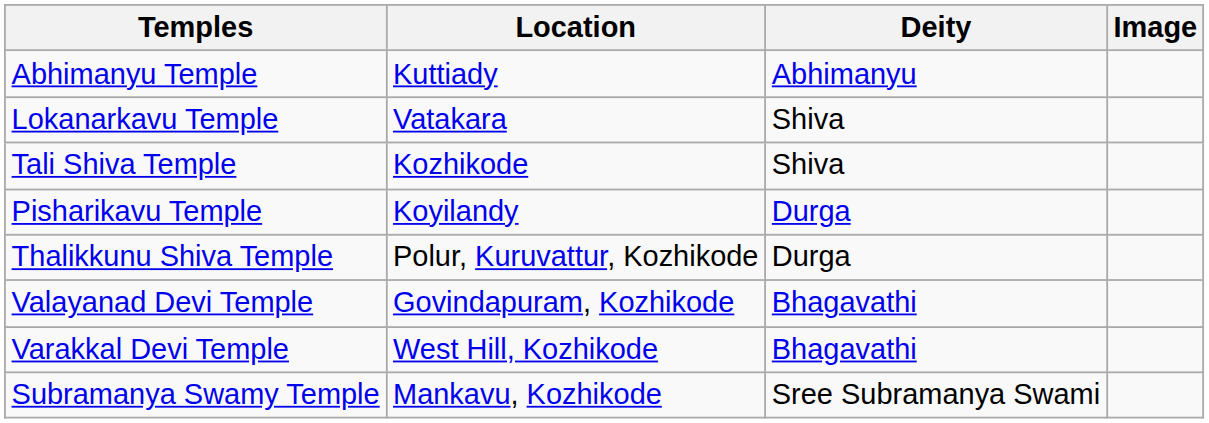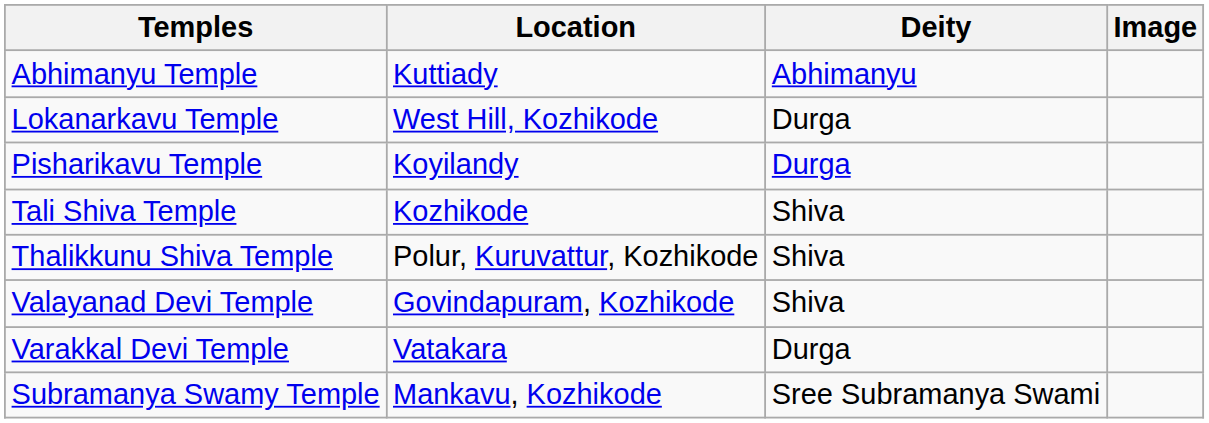(450, 119) Vatakara -> (526, 119) West Hill, Kozhikode
(808, 119) Shiva -> (811, 119) Durga
rows swapped: (137, 211) <-> (124, 165)
(811, 257) Durga -> (808, 257) Shiva
(844, 303) Bhagavathi -> (808, 303) Shiva
(526, 348) West Hill, Kozhikode -> (450, 348) Vatakara
(844, 348) Bhagavathi -> (811, 348) Durga
